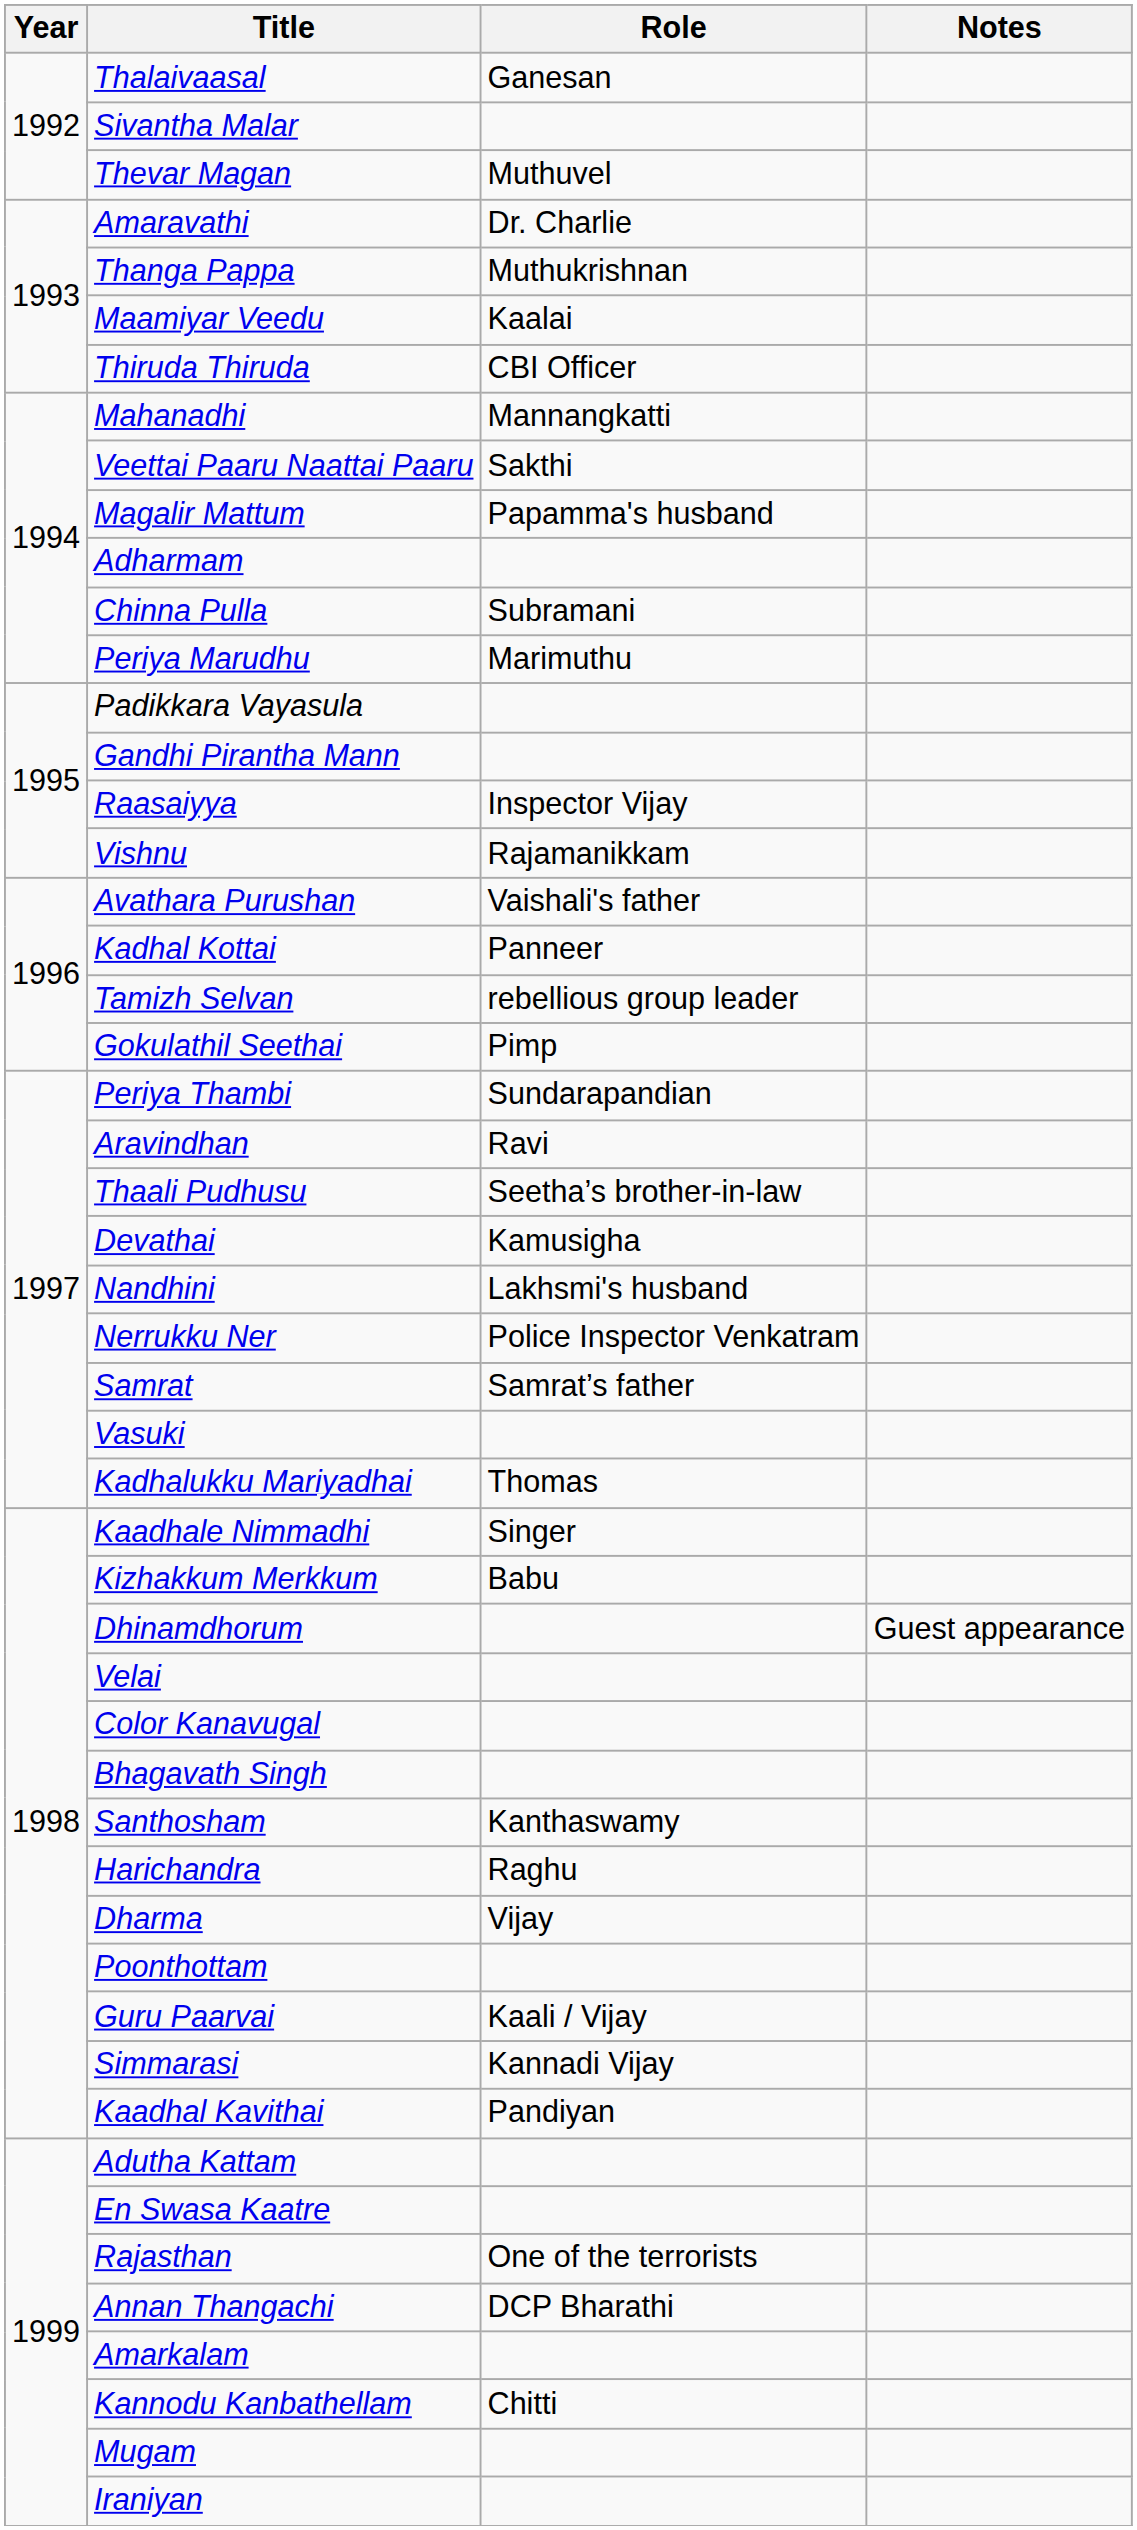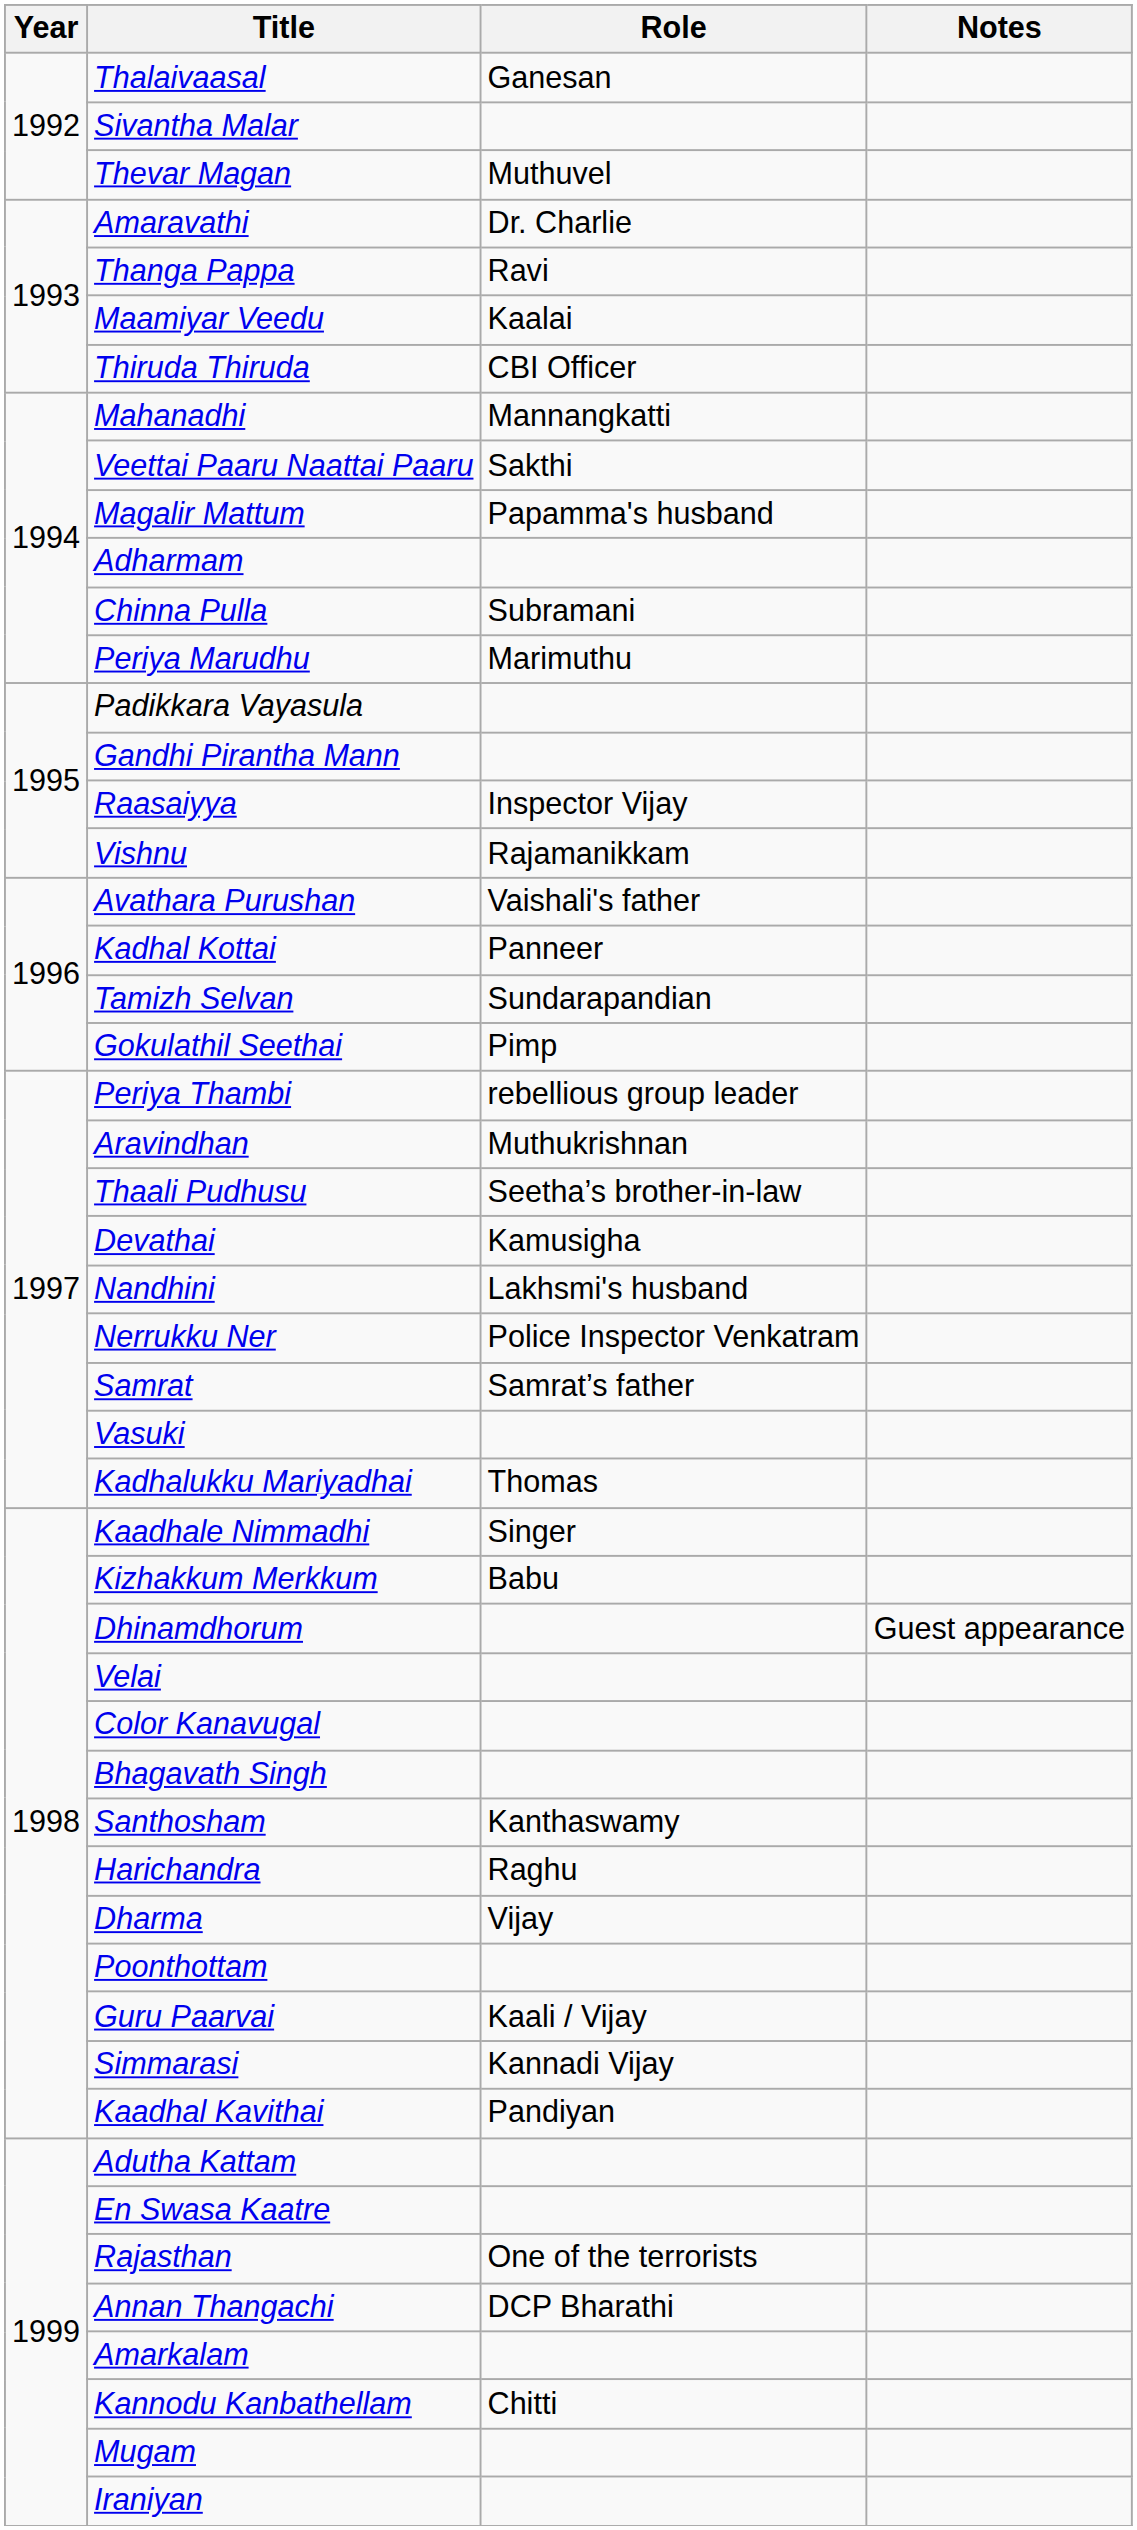(588, 271) Muthukrishnan -> (518, 271) Ravi
(643, 998) rebellious group leader -> (600, 998) Sundarapandian
(600, 1094) Sundarapandian -> (643, 1094) rebellious group leader
(518, 1143) Ravi -> (588, 1143) Muthukrishnan
